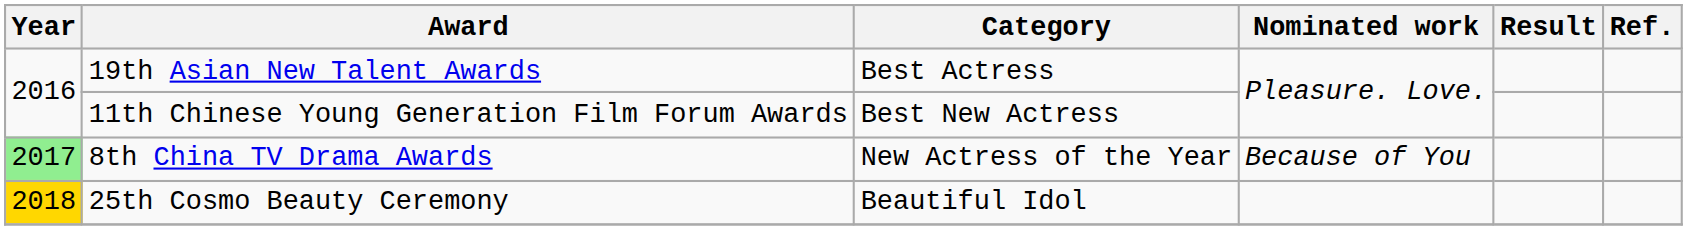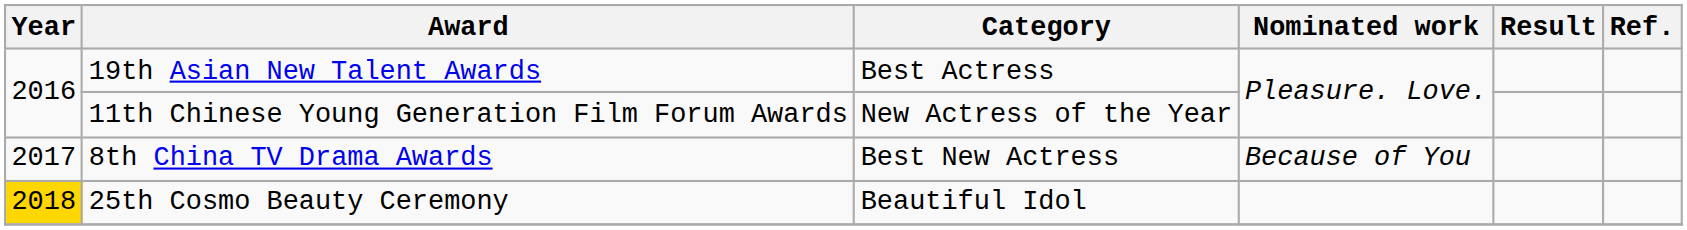(990, 115) Best New Actress -> (1046, 115) New Actress of the Year
(44, 159) lightgreen background -> (44, 159) no background
(1046, 159) New Actress of the Year -> (990, 159) Best New Actress
